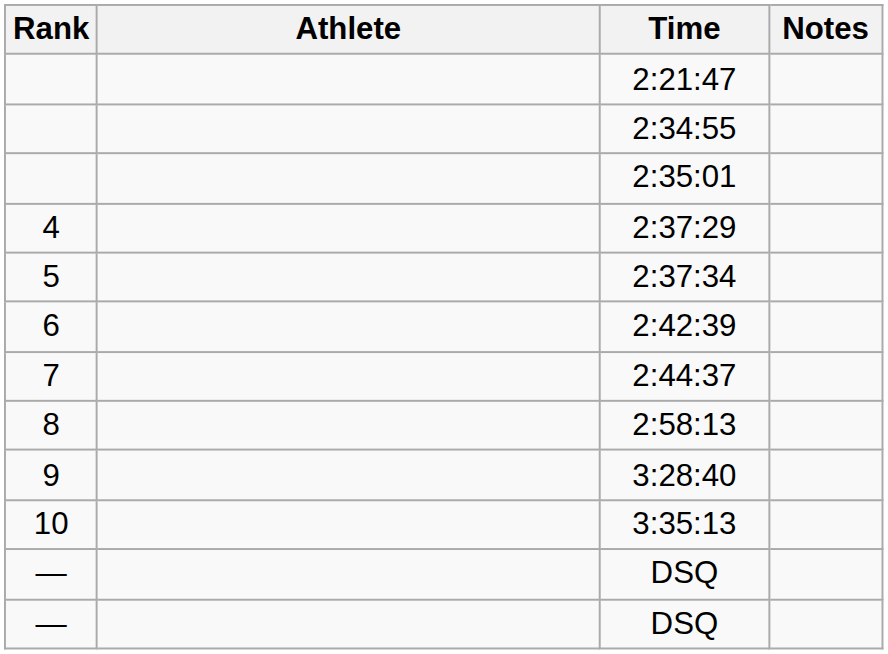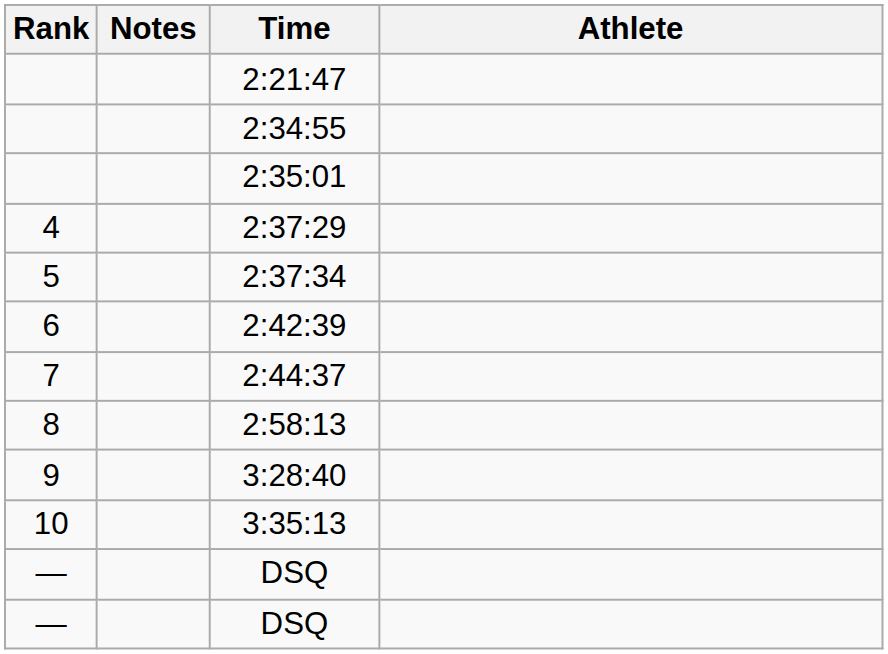columns swapped: (348, 29) <-> (826, 29)
